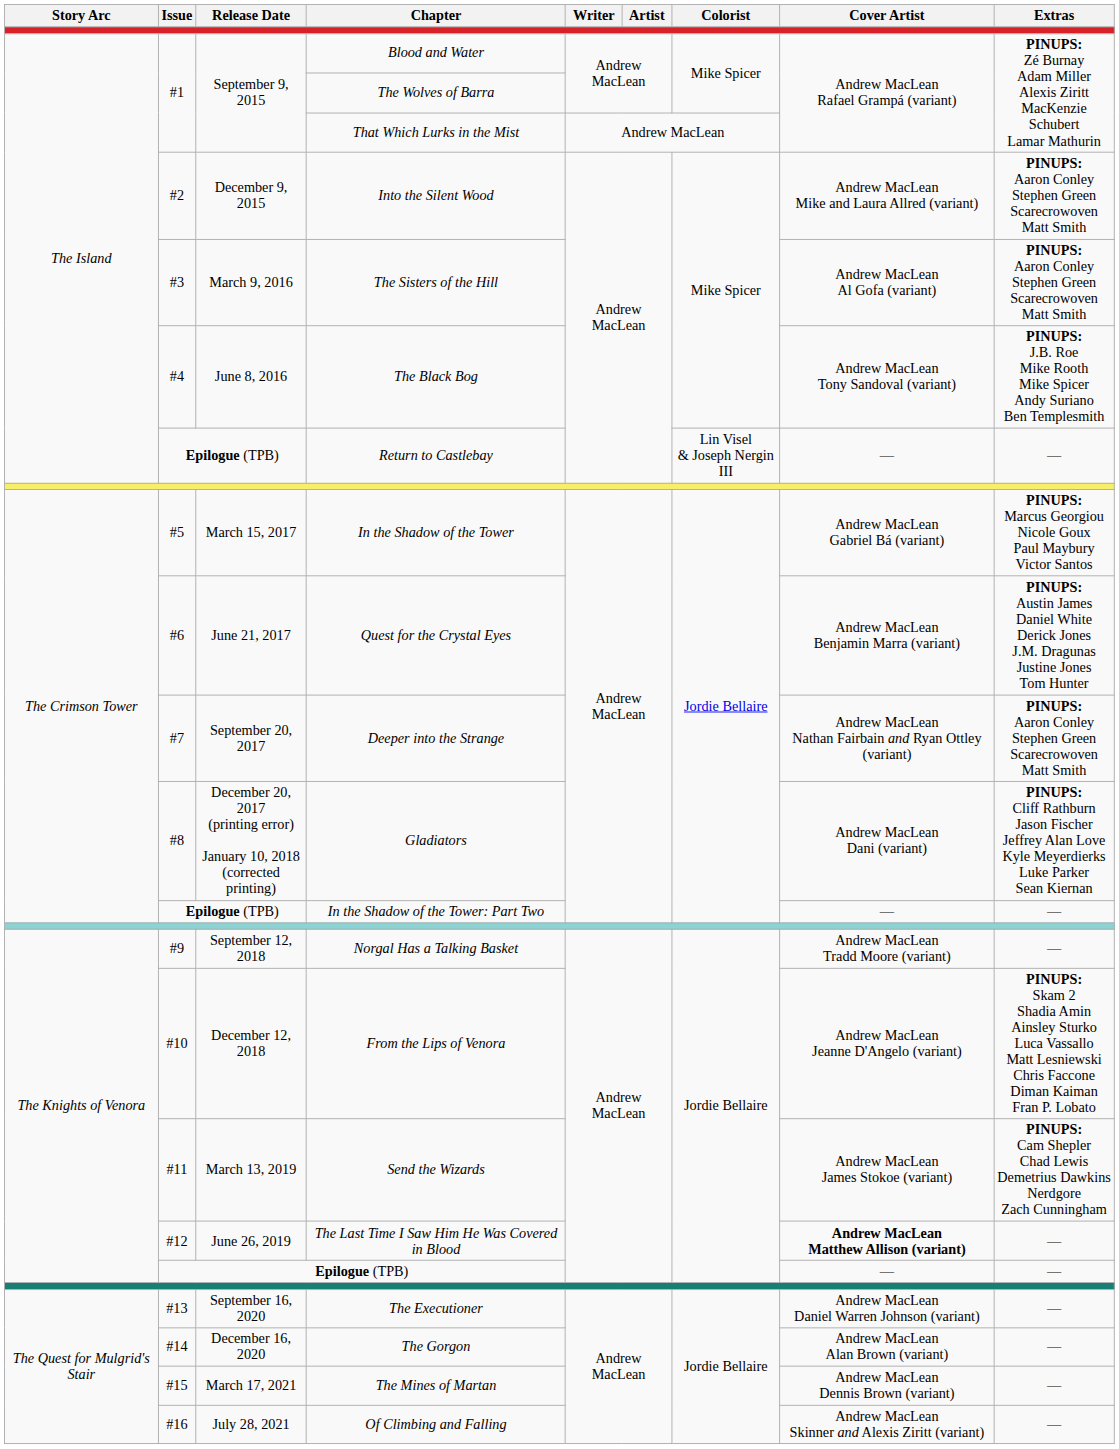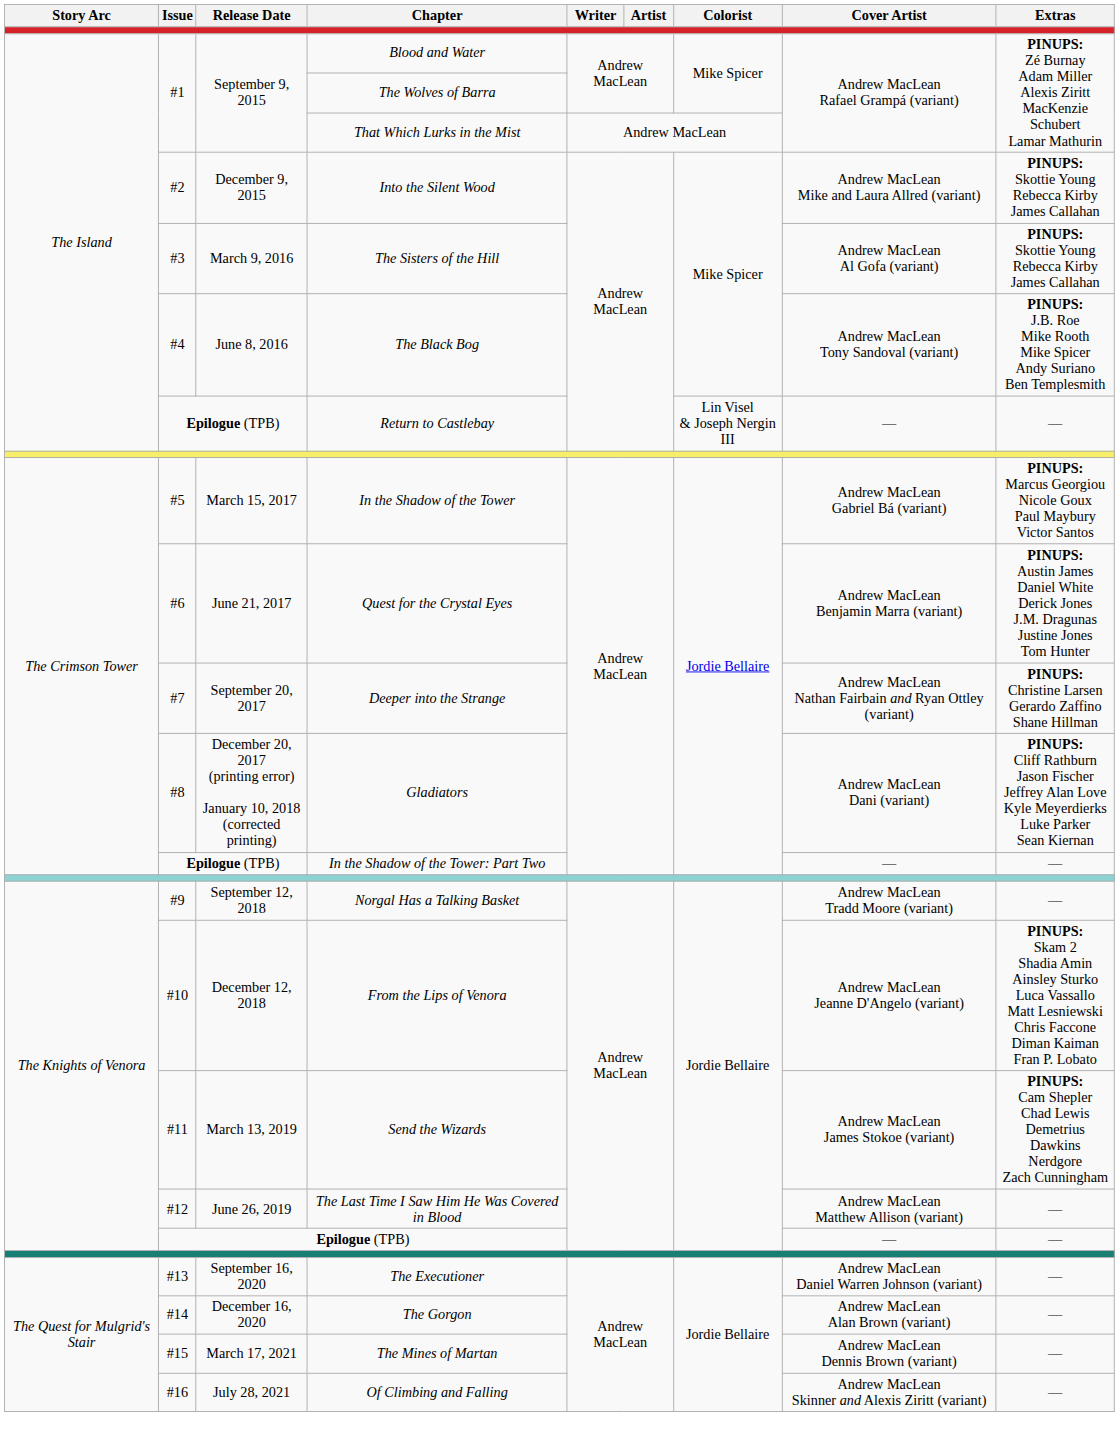(1054, 195) PINUPS: Aaron Conley Stephen Green Scarecrowoven Matt Smith -> (1055, 187) PINUPS: Skottie Young Rebecca Kirby James Callahan
(1054, 282) PINUPS: Aaron Conley Stephen Green Scarecrowoven Matt Smith -> (1055, 258) PINUPS: Skottie Young Rebecca Kirby James Callahan
(1054, 738) PINUPS: Aaron Conley Stephen Green Scarecrowoven Matt Smith -> (1055, 698) PINUPS: Christine Larsen Gerardo Zaffino Shane Hillman
(887, 1240) bold -> (889, 1208) normal
